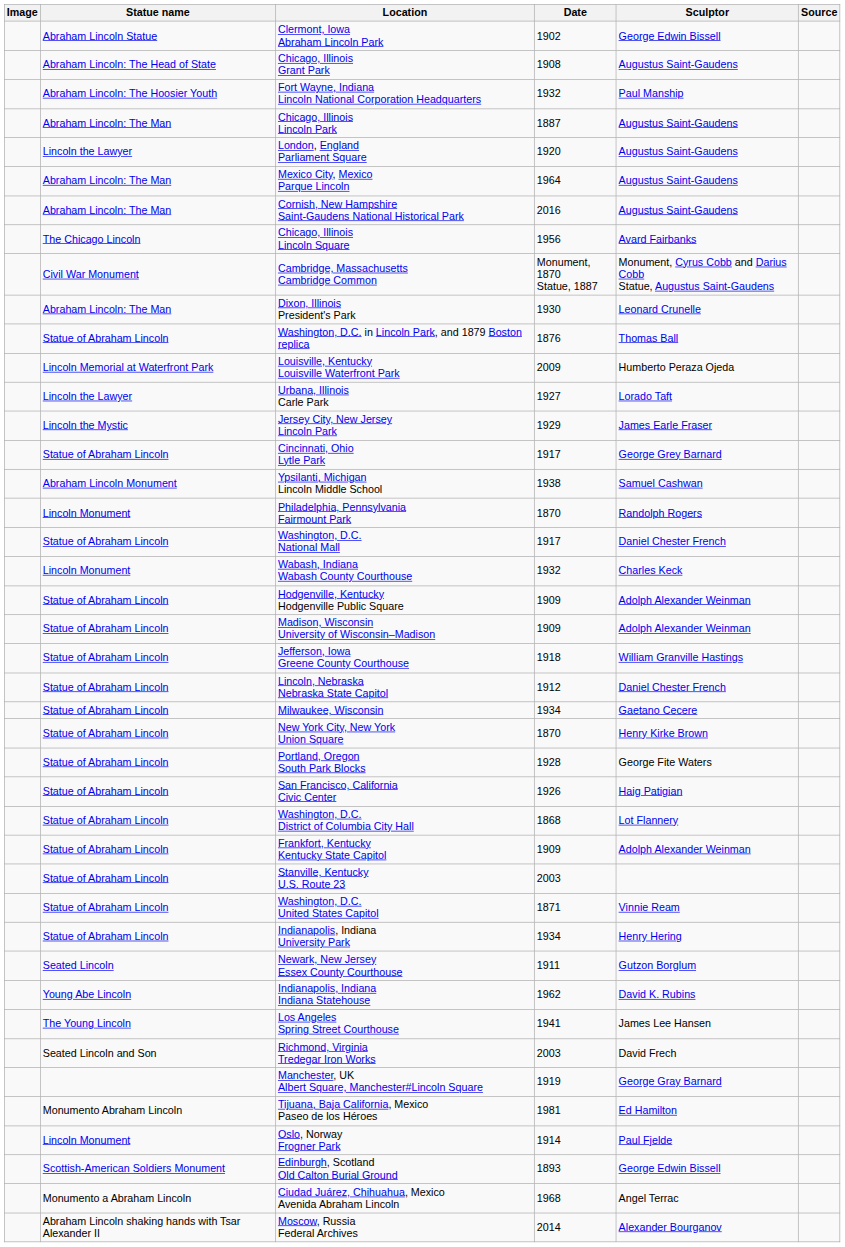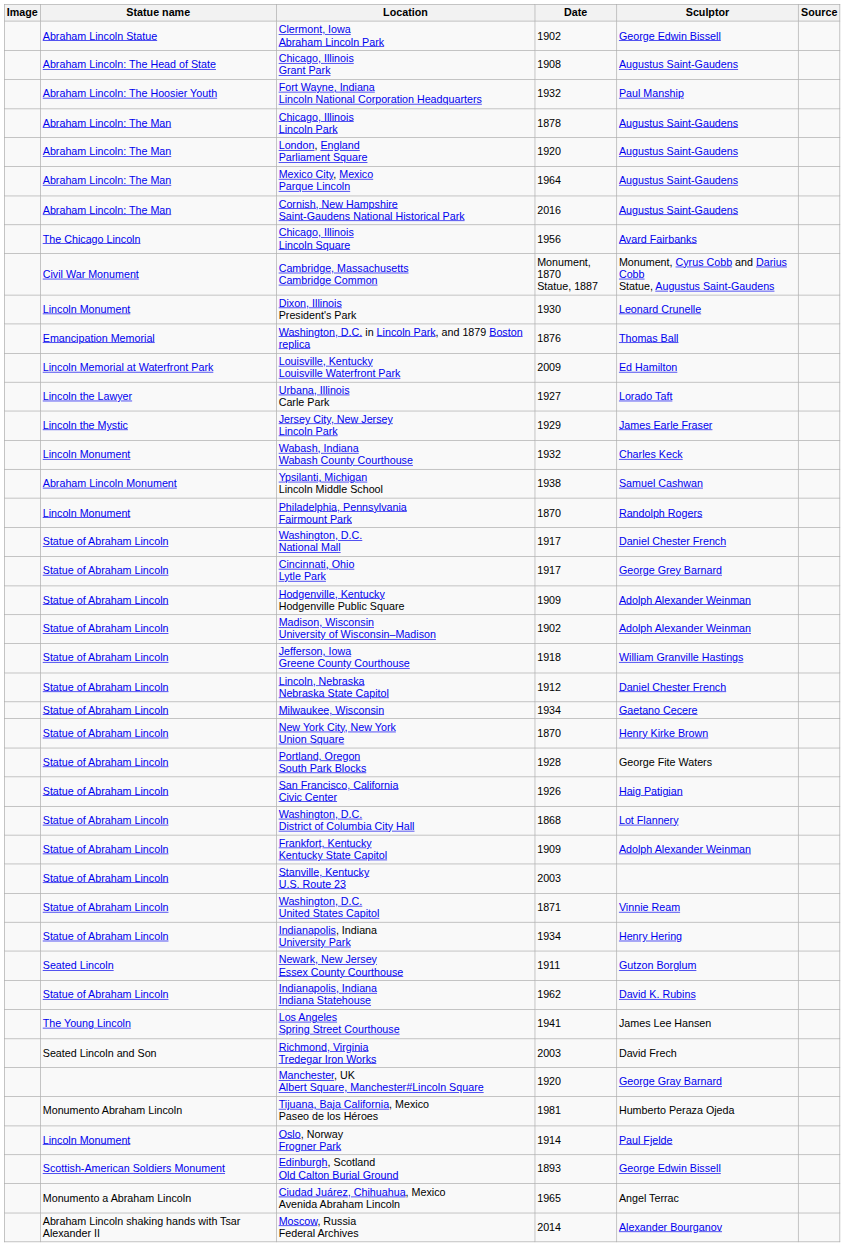(549, 123) 1887 -> (549, 123) 1878
(87, 152) Lincoln the Lawyer -> (107, 152) Abraham Lincoln: The Man
(107, 309) Abraham Lincoln: The Man -> (87, 309) Lincoln Monument
(106, 338) Statue of Abraham Lincoln -> (99, 338) Emancipation Memorial
(676, 367) Humberto Peraza Ojeda -> (648, 367) Ed Hamilton
rows swapped: (345, 571) <-> (316, 454)
(549, 629) 1909 -> (549, 629) 1902
(87, 995) Young Abe Lincoln -> (106, 995) Statue of Abraham Lincoln
(549, 1082) 1919 -> (549, 1082) 1920
(648, 1111) Ed Hamilton -> (677, 1111) Humberto Peraza Ojeda
(549, 1198) 1968 -> (549, 1198) 1965
